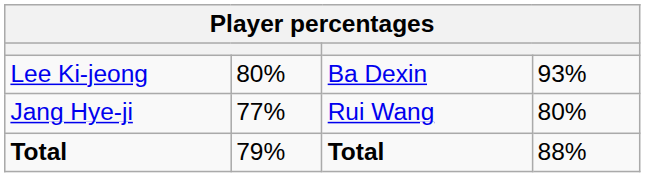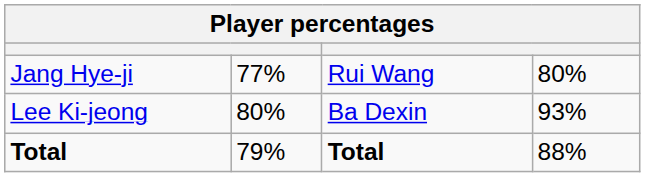rows swapped: (72, 112) <-> (79, 74)
